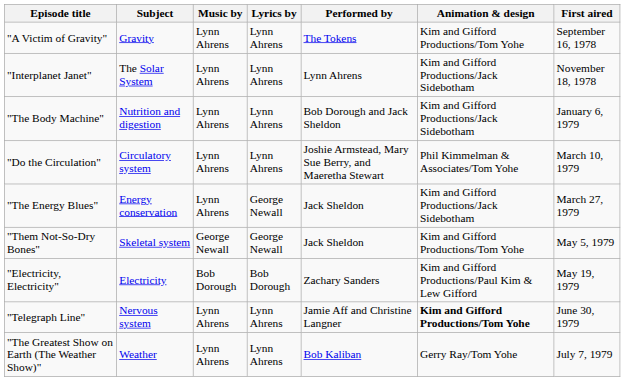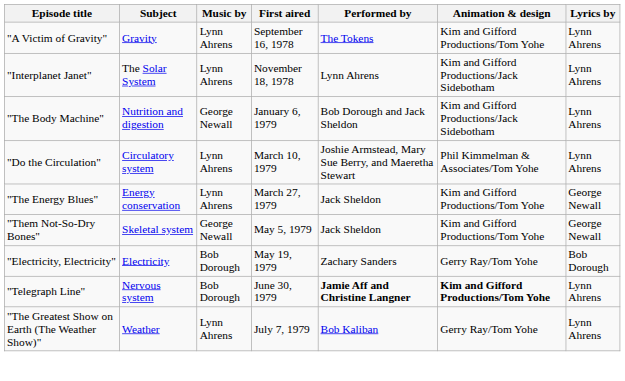columns swapped: (274, 13) <-> (587, 13)
(212, 118) Lynn Ahrens -> (216, 118) George Newall
(459, 205) Kim and Gifford Productions/Jack Sidebotham -> (492, 199) Kim and Gifford Productions/Tom Yohe
(476, 280) Kim and Gifford Productions/Paul Kim & Lew Gifford -> (489, 261) Gerry Ray/Tom Yohe
(212, 317) Lynn Ahrens -> (220, 291) Bob Dorough
(358, 317) normal -> (366, 291) bold
